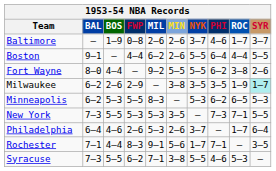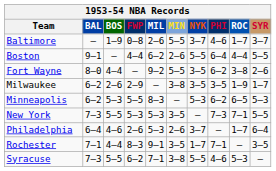(177, 42) 2–6 -> (177, 42) 5–5
(198, 71) 5–5 -> (198, 71) 3–5
(260, 86) paleturquoise background -> (260, 86) no background
(177, 145) 5–6 -> (177, 145) 3–5
